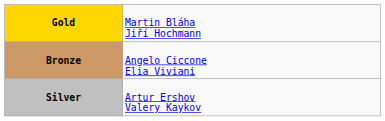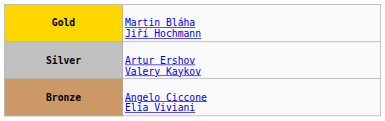rows swapped: (64, 98) <-> (64, 60)
